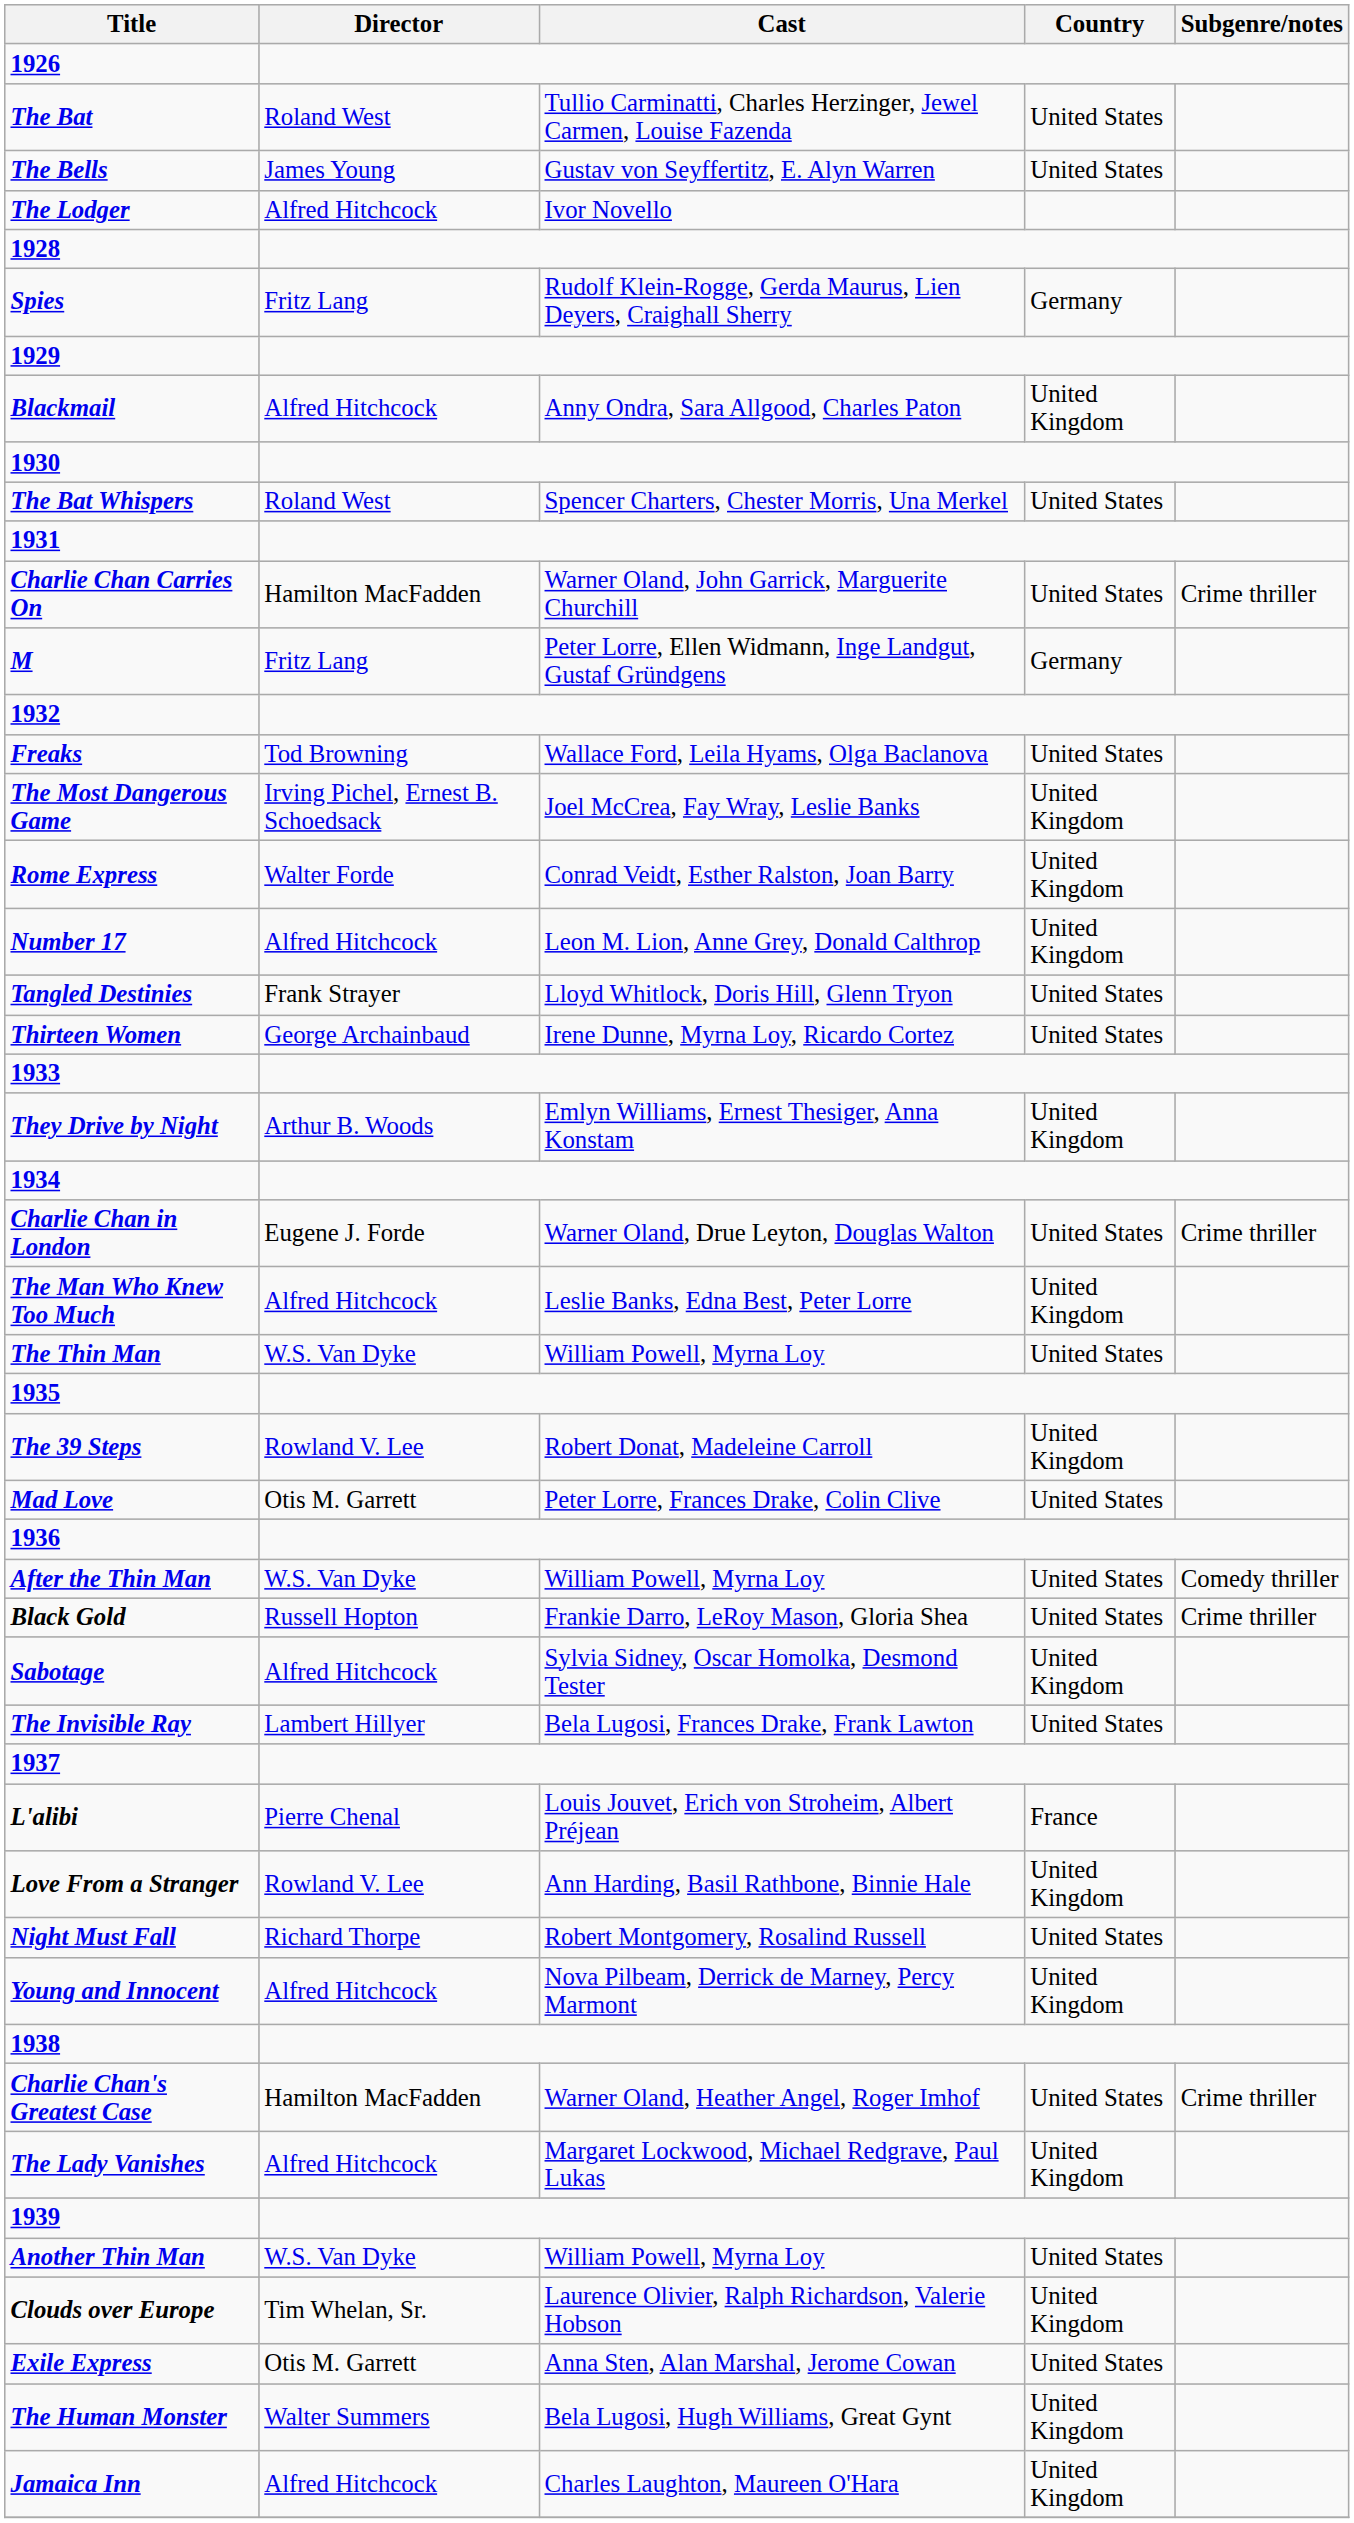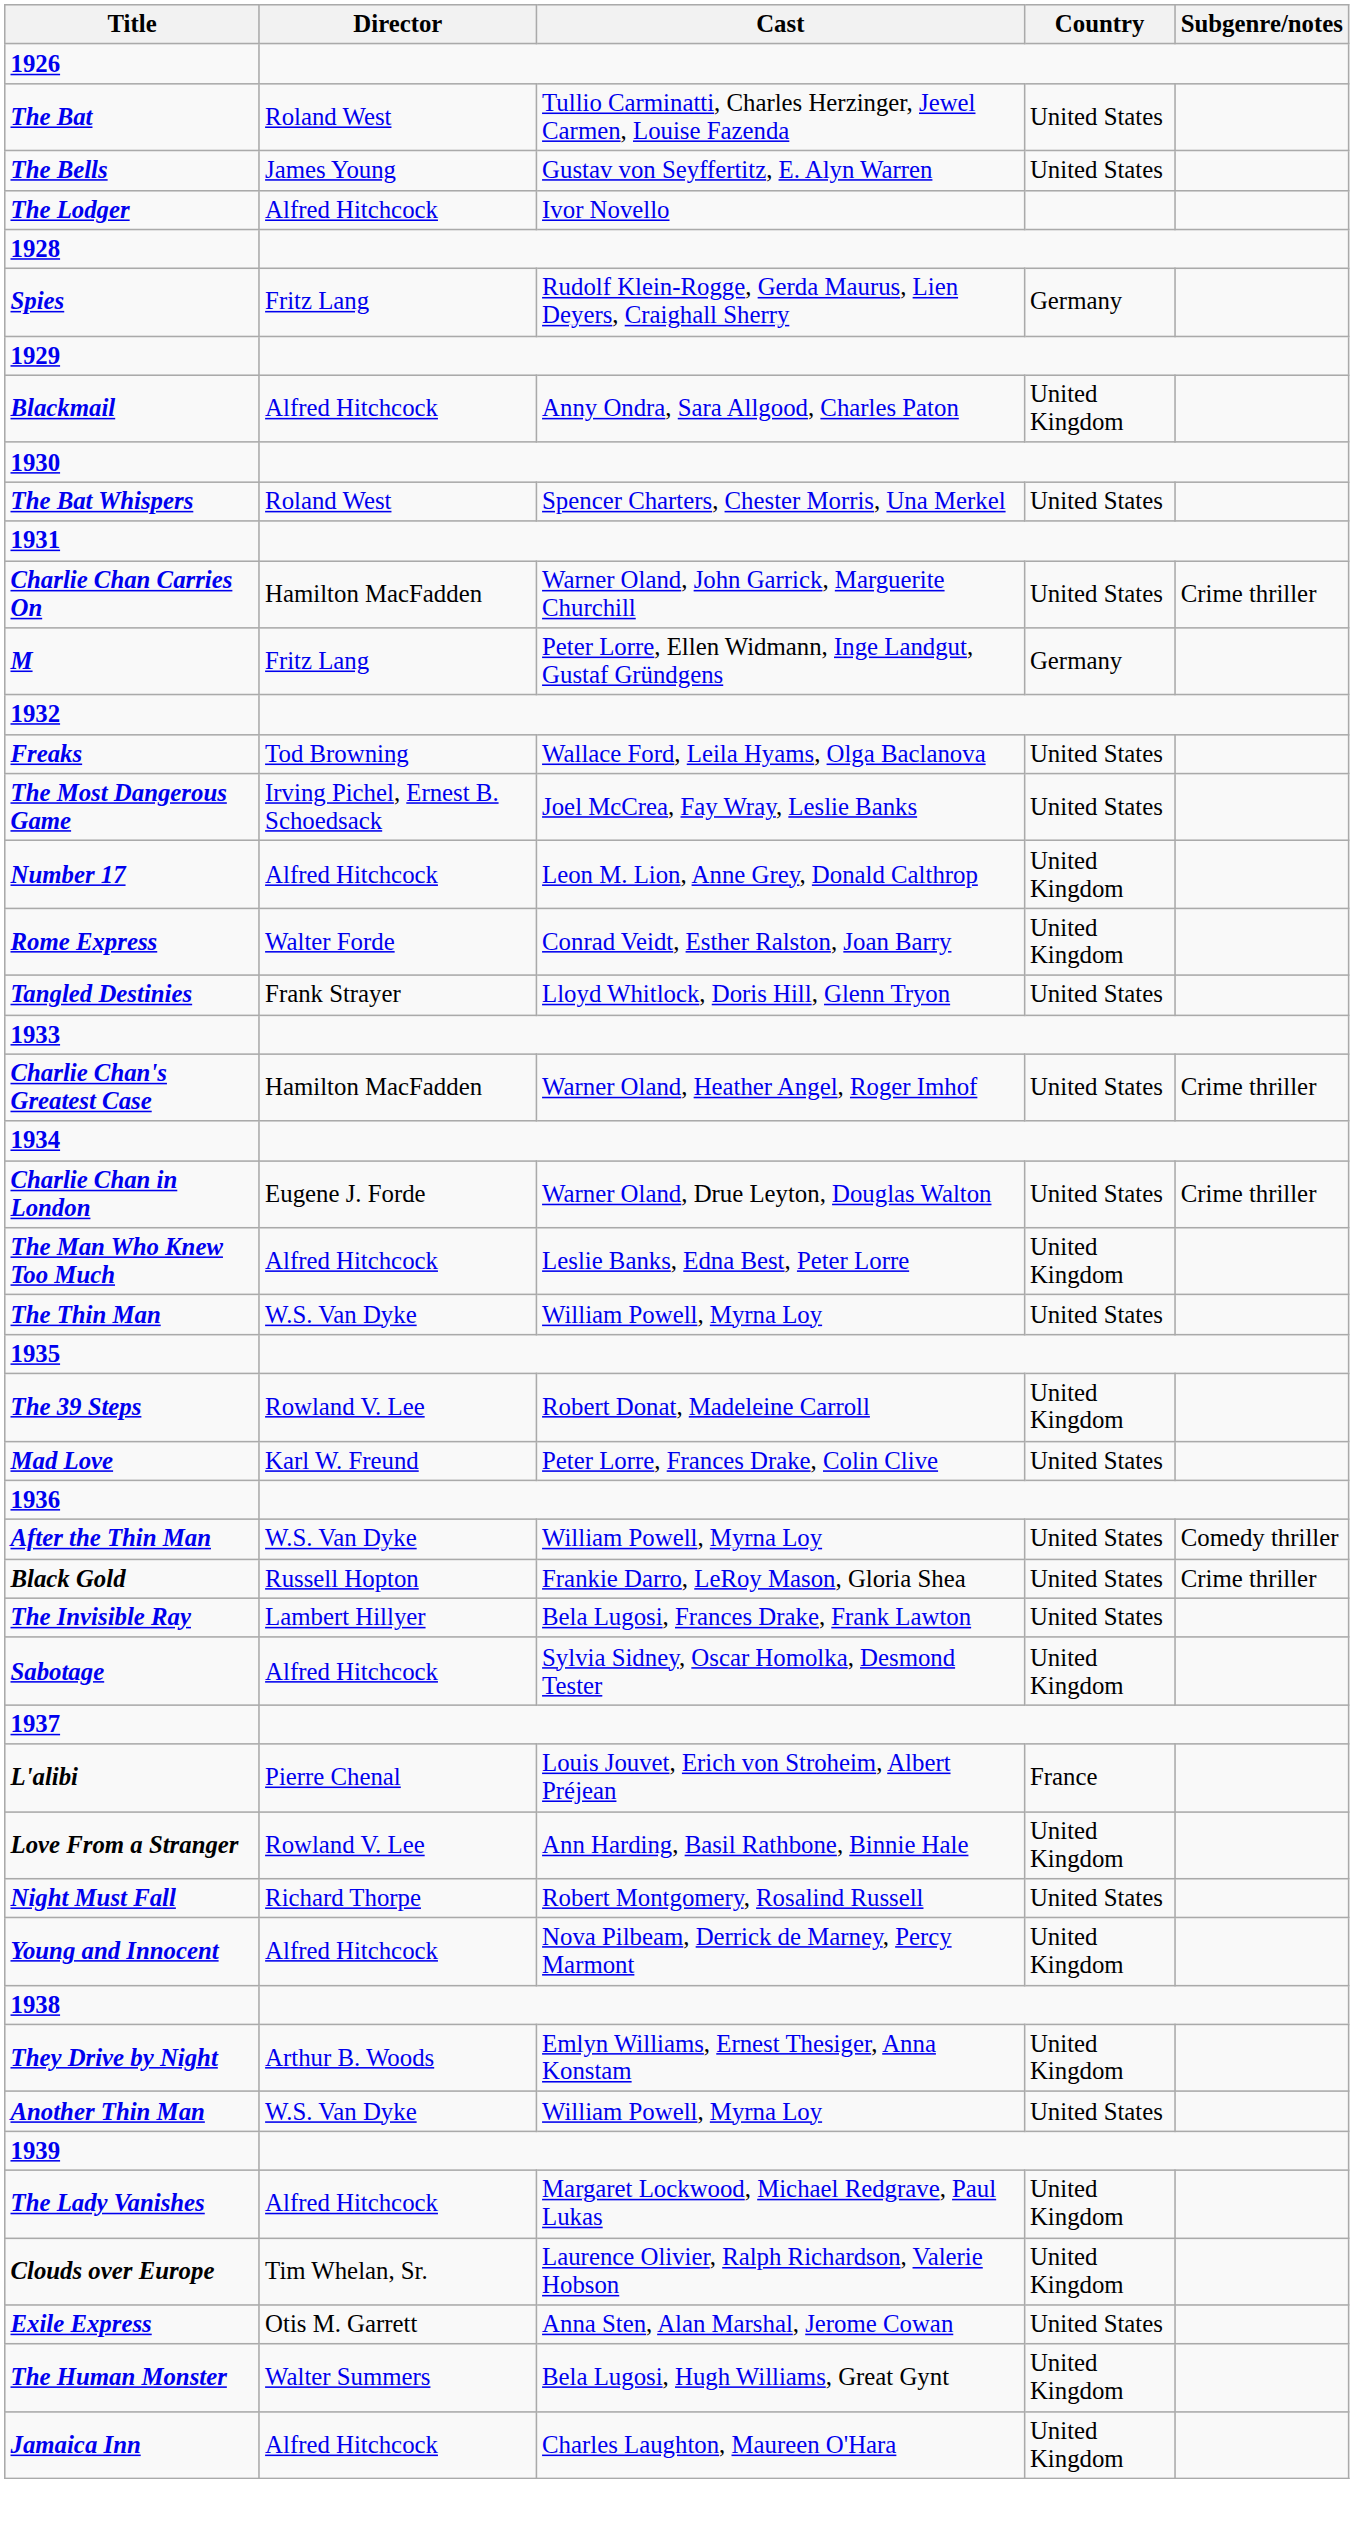(1077, 806) United Kingdom -> (1096, 806) United States
rows swapped: (68, 941) <-> (84, 874)
- row: (96, 1033)
rows swapped: (89, 2097) <-> (114, 1126)
(340, 1499) Otis M. Garrett -> (342, 1460) Karl W. Freund
rows swapped: (101, 1724) <-> (57, 1670)
rows swapped: (108, 2164) <-> (108, 2256)
